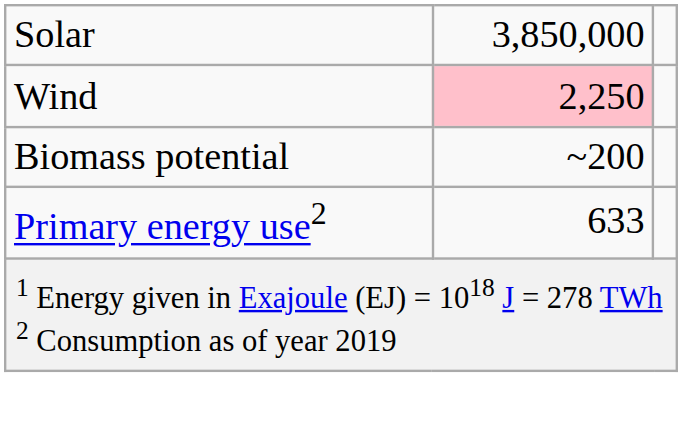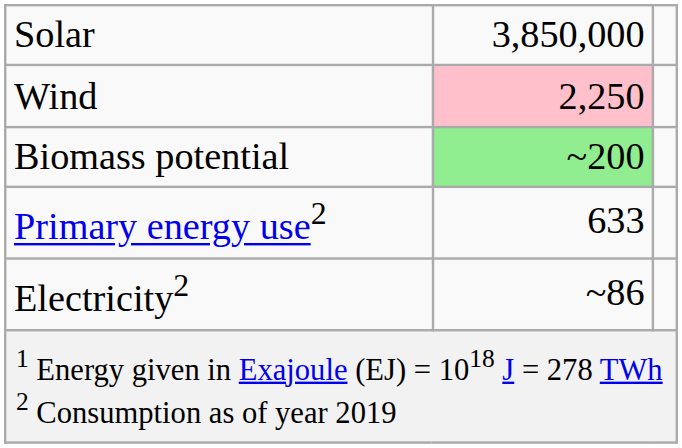(606, 156) no background -> (606, 156) lightgreen background
+ row: (102, 292)
